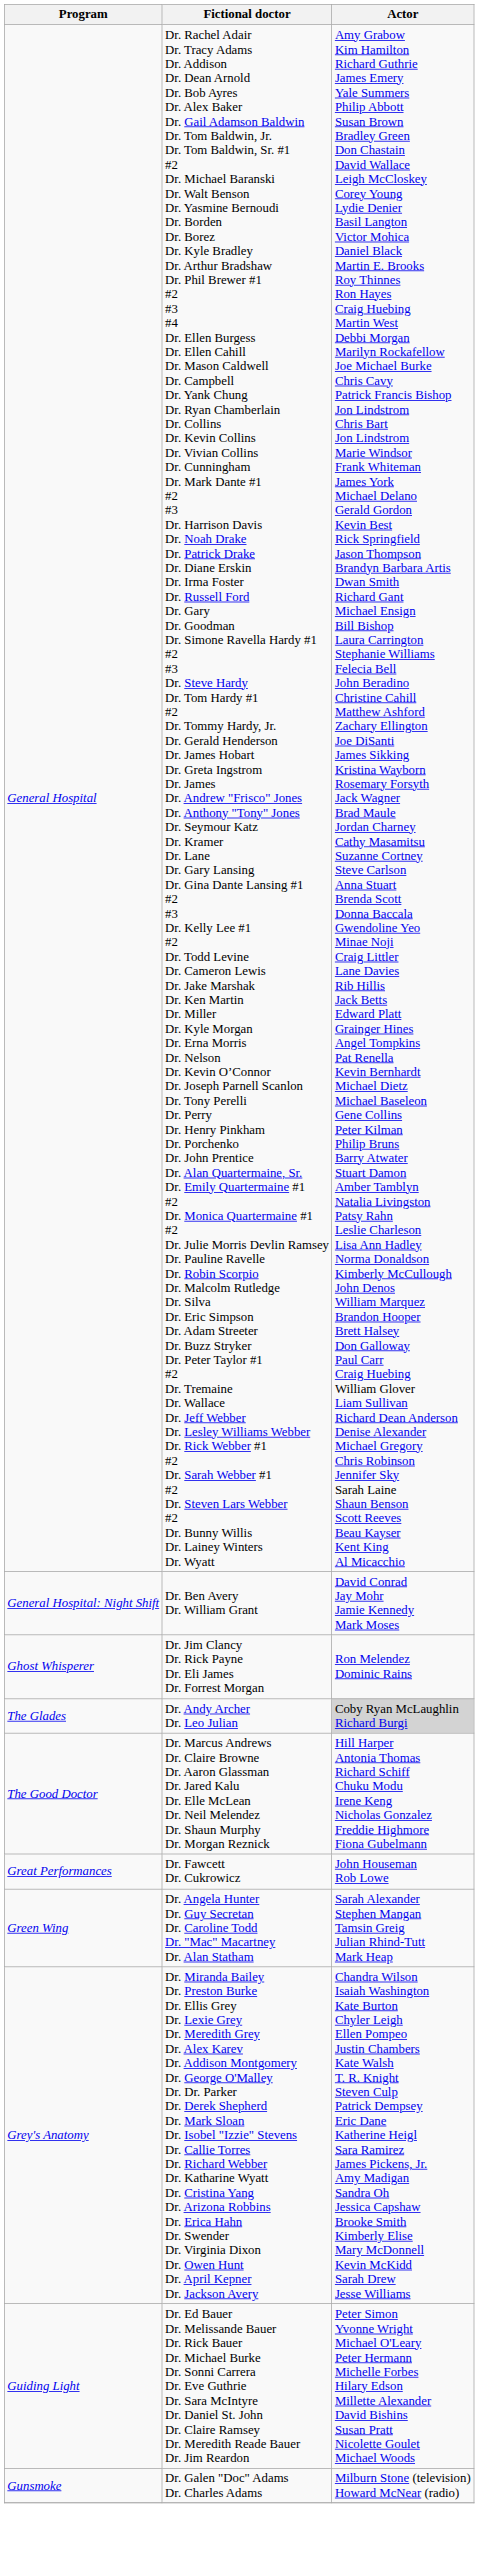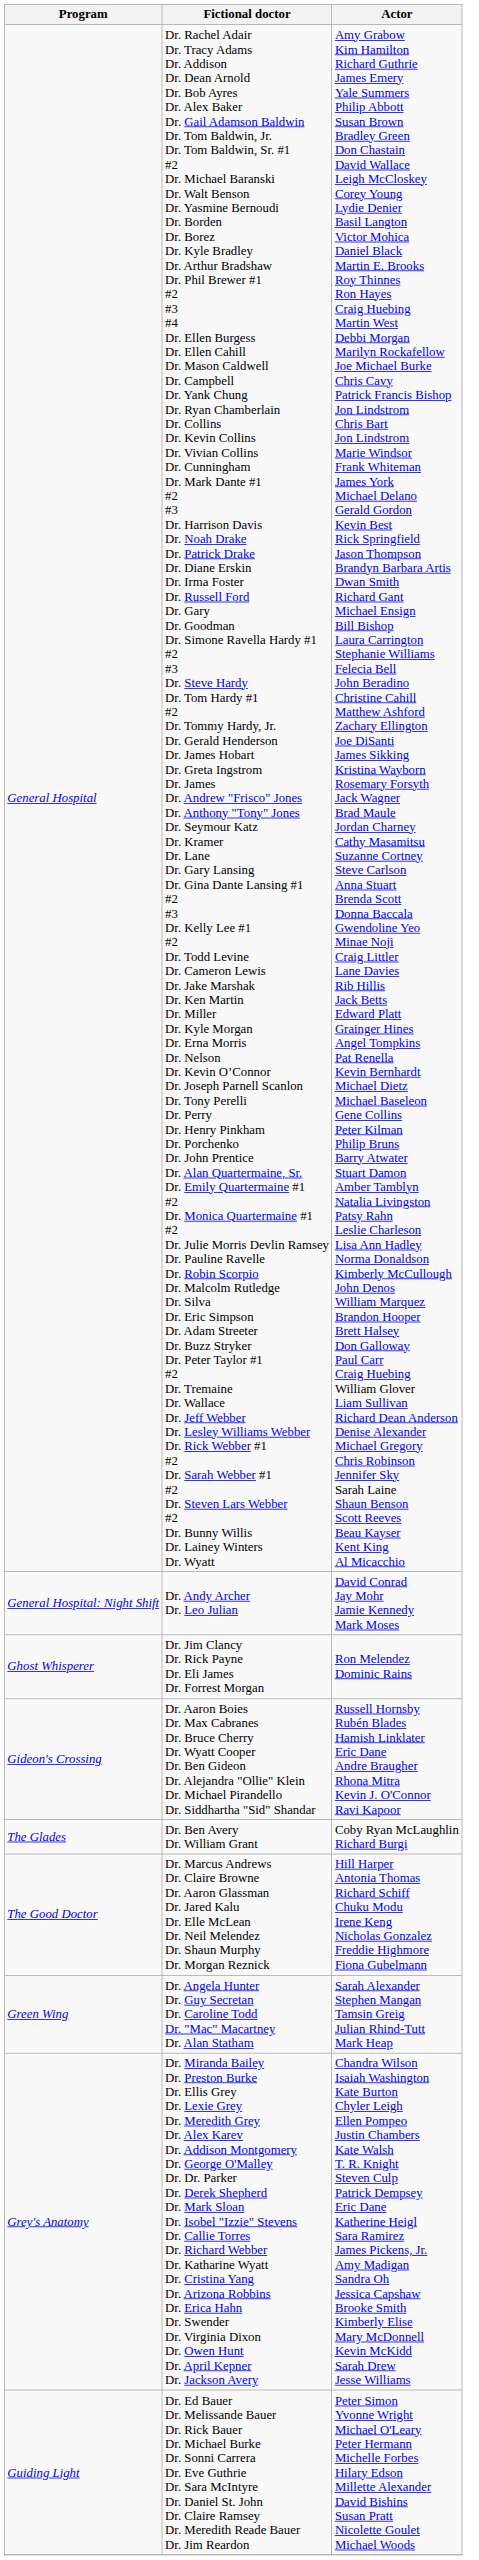(211, 1603) Dr. Ben Avery Dr. William Grant -> (208, 1603) Dr. Andy Archer Dr. Leo Julian
+ row: (55, 1759)
(208, 1715) Dr. Andy Archer Dr. Leo Julian -> (211, 1836) Dr. Ben Avery Dr. William Grant
(397, 1715) lightgrey background -> (397, 1836) no background
- row: (60, 1871)
- row: (34, 2485)
